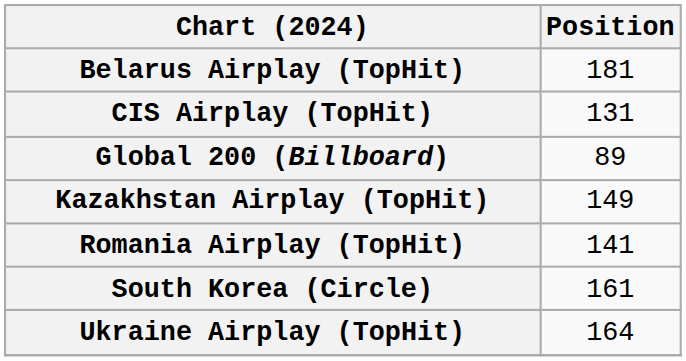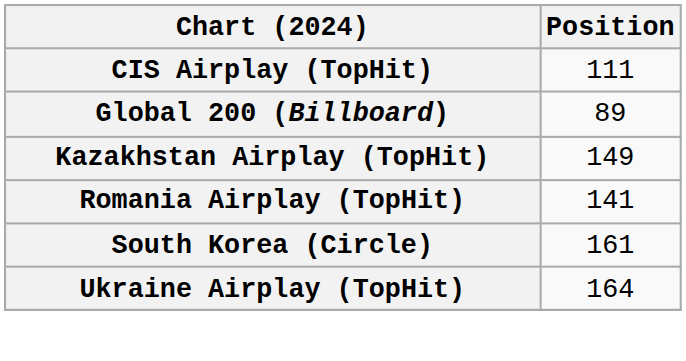- row: (272, 70)
(610, 114) 131 -> (610, 70) 111
